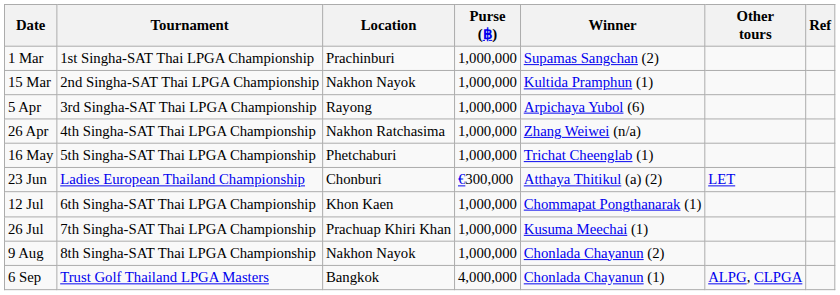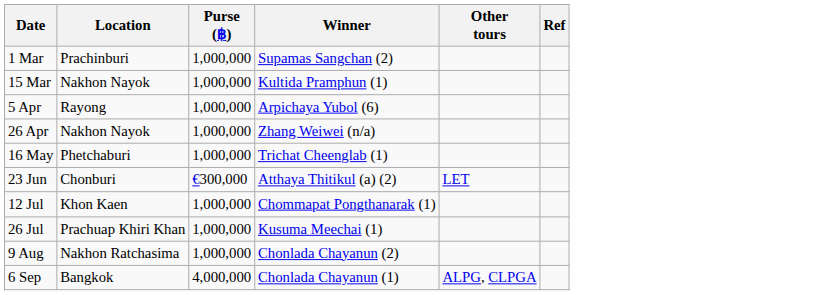- column: (190, 25)
(385, 131) Nakhon Ratchasima -> (105, 131) Nakhon Nayok
(371, 253) Nakhon Nayok -> (120, 253) Nakhon Ratchasima
